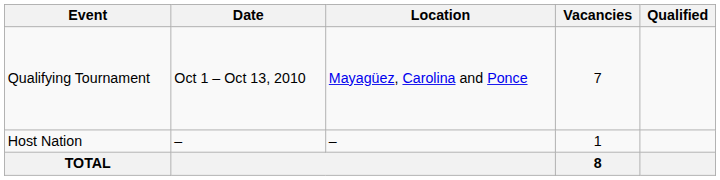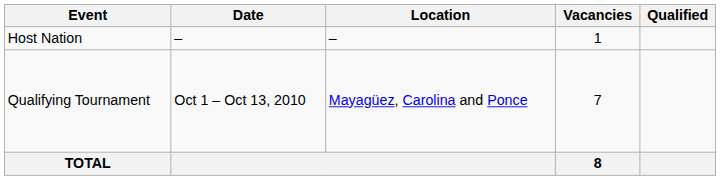rows swapped: (45, 141) <-> (79, 78)
